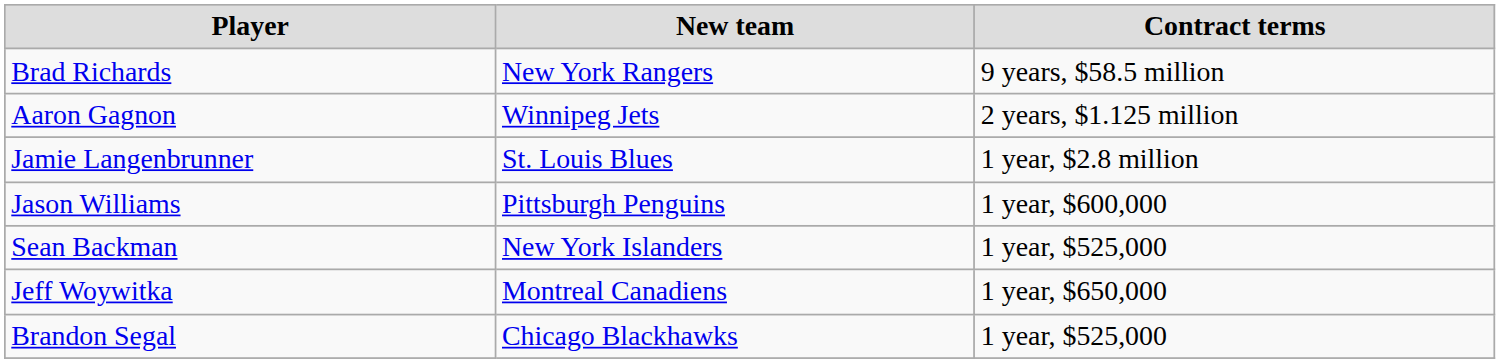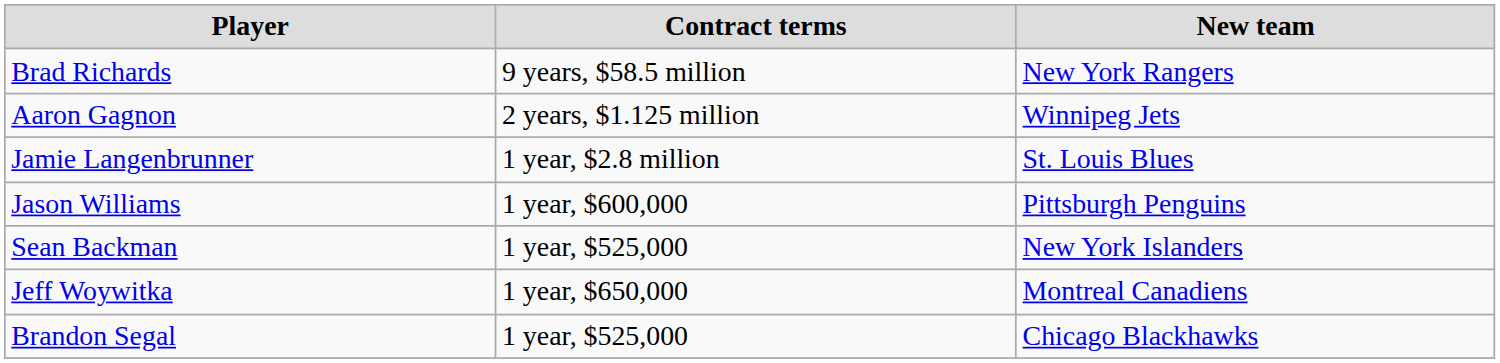columns swapped: (735, 26) <-> (1235, 26)
